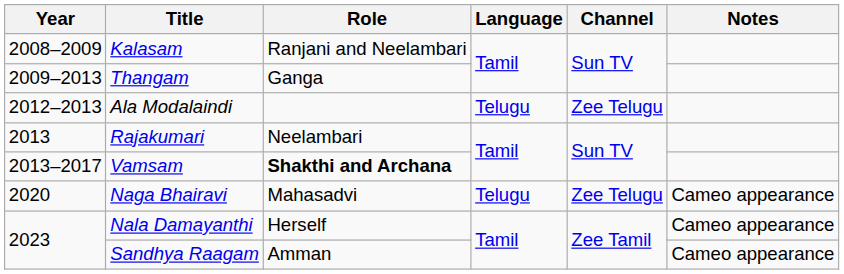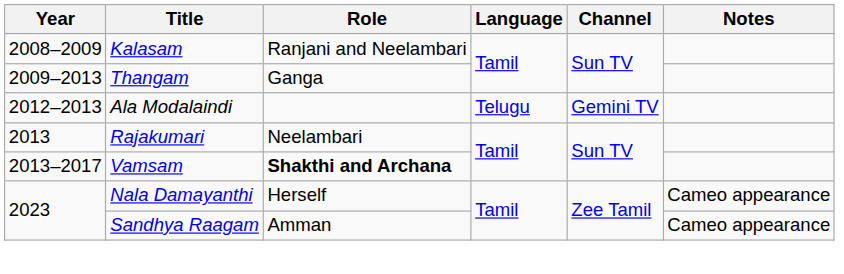(617, 107) Zee Telugu -> (615, 107) Gemini TV
- row: (169, 195)
